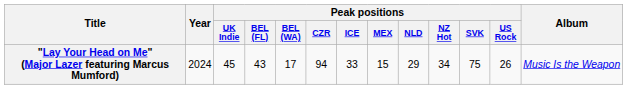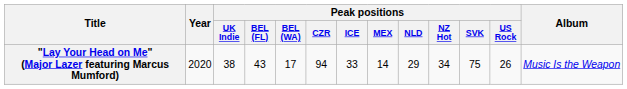(200, 64) 2024 -> (200, 64) 2020
(229, 64) 45 -> (229, 64) 38
(383, 64) 15 -> (383, 64) 14
